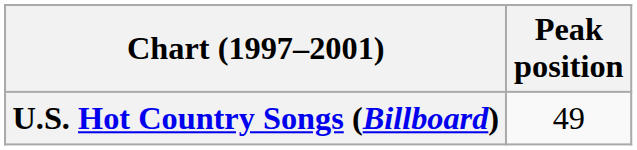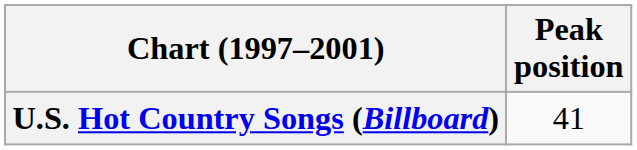(569, 117) 49 -> (569, 117) 41
